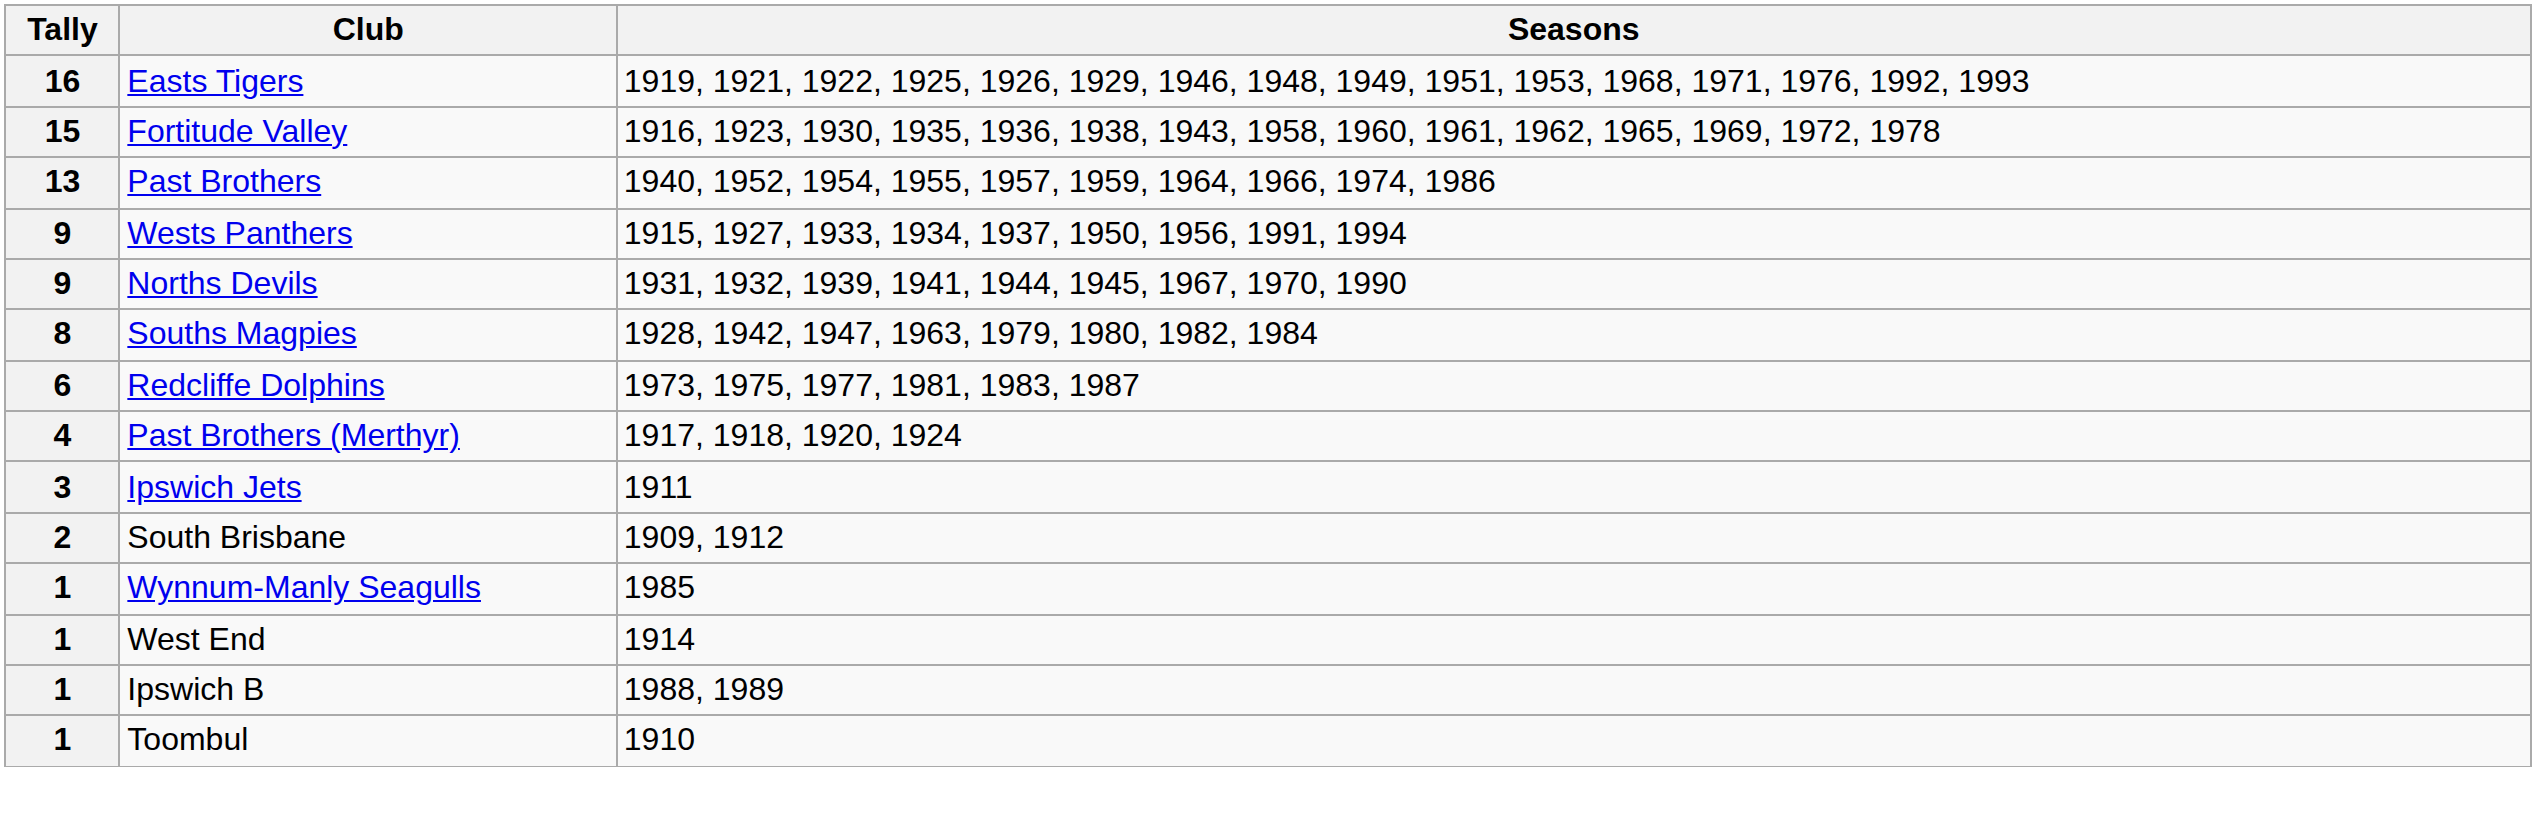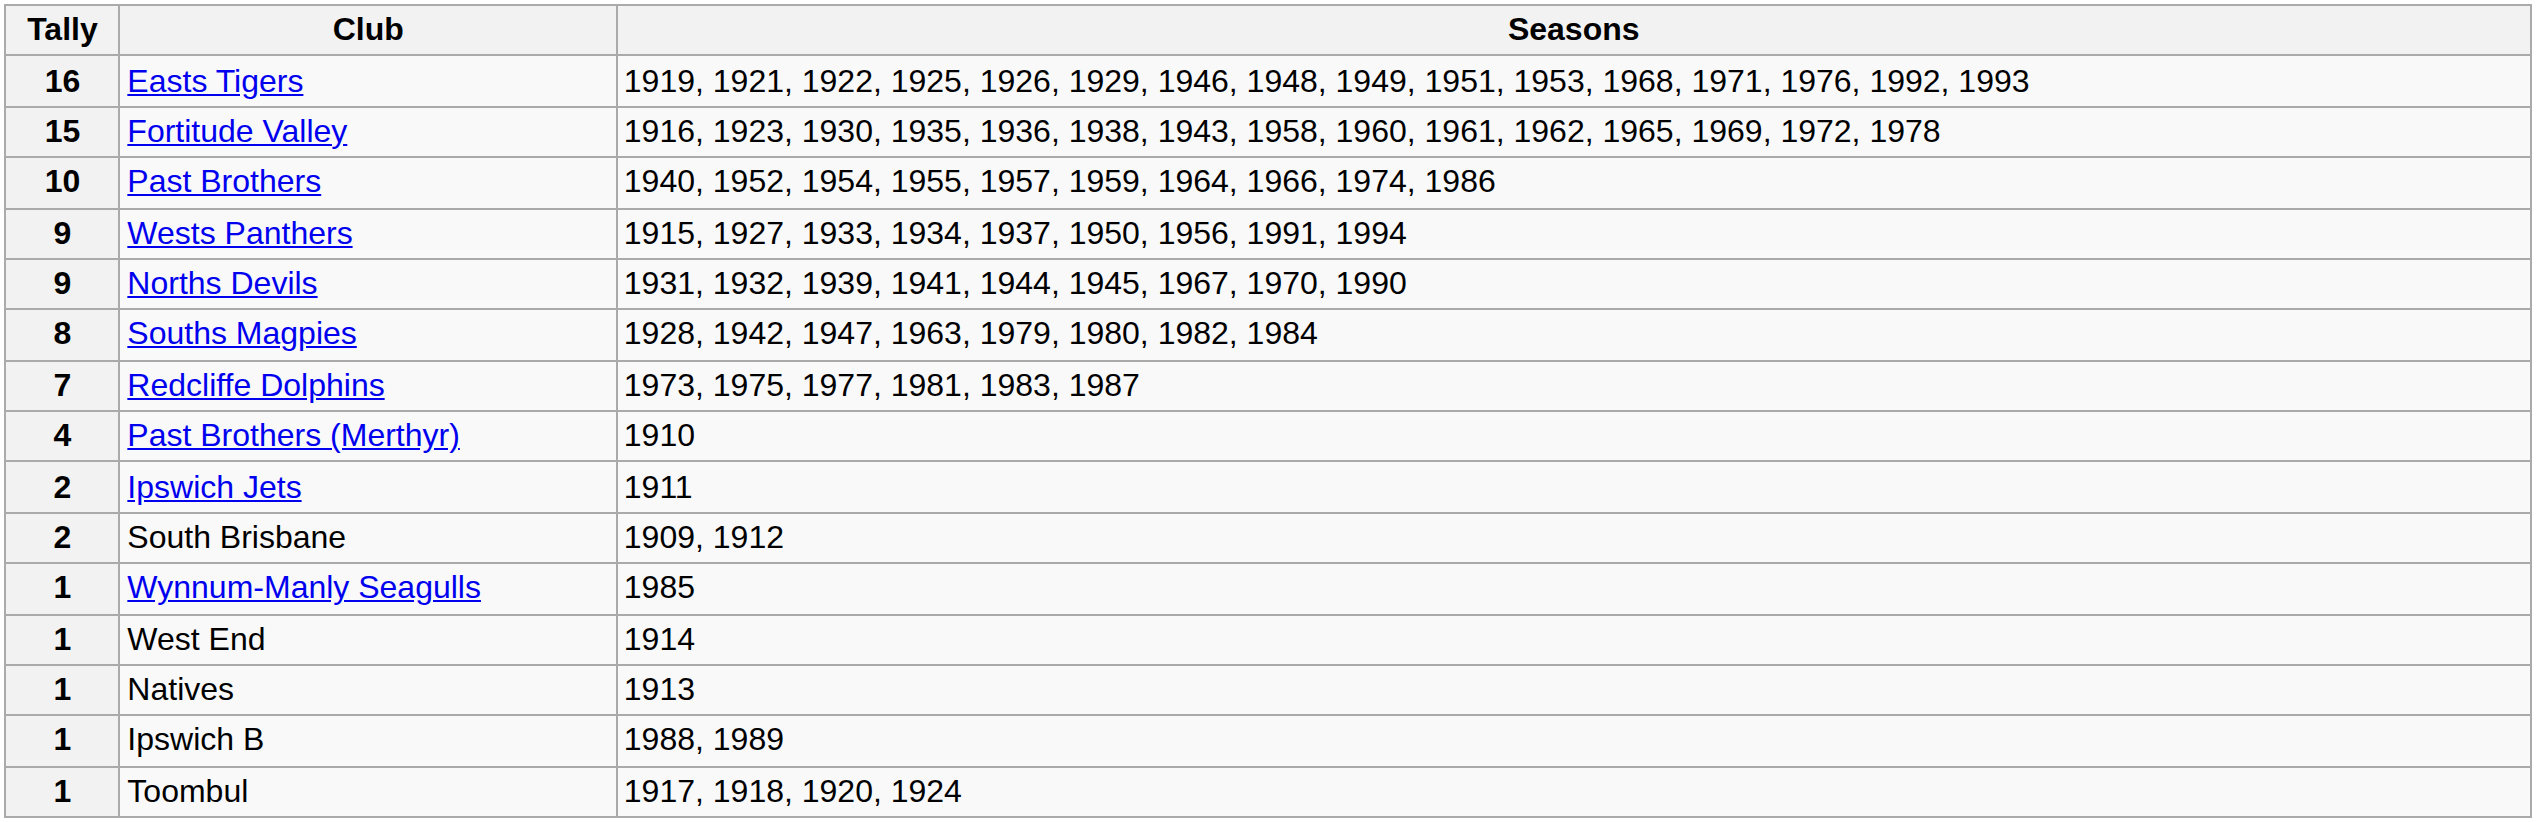(62, 182) 13 -> (62, 182) 10
(62, 385) 6 -> (62, 385) 7
(793, 435) 1917, 1918, 1920, 1924 -> (659, 435) 1910
(62, 486) 3 -> (62, 486) 2
+ row: (181, 689)
(659, 740) 1910 -> (793, 791) 1917, 1918, 1920, 1924
